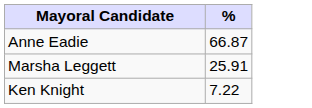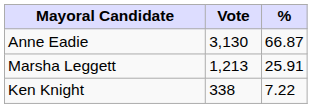+ column: (233, 16)
